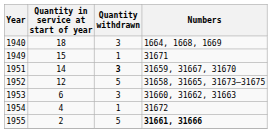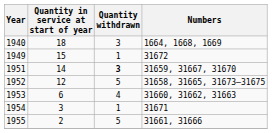(156, 56) 31671 -> (156, 56) 31672
(118, 95) 3 -> (118, 95) 4
(61, 108) 4 -> (61, 108) 3
(156, 108) 31672 -> (156, 108) 31671
(173, 121) bold -> (173, 121) normal
